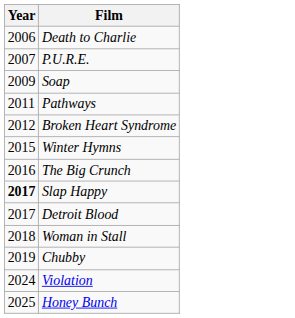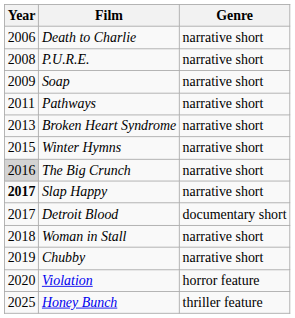+ column: (235, 15)
(22, 59) 2007 -> (22, 59) 2008
(22, 125) 2012 -> (22, 125) 2013
(22, 170) no background -> (22, 170) lightgrey background
(22, 280) 2024 -> (22, 280) 2020
